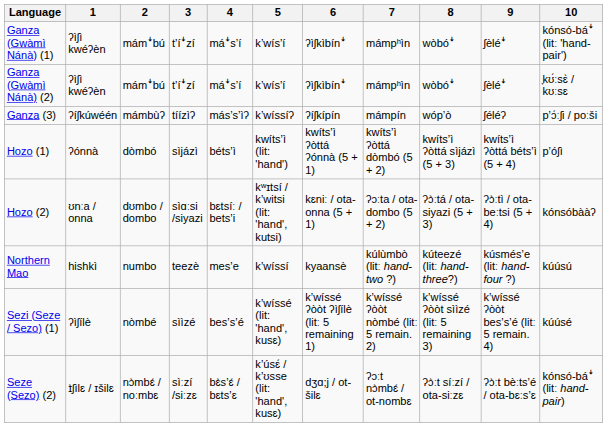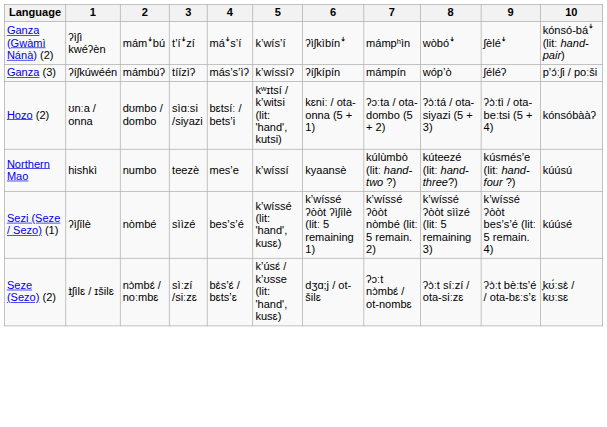- row: (30, 43)
(558, 85) ̞kʊ́ːsɛ̀ / kʊːsɛ -> (568, 43) kónsó-báꜜ (litː hand-pair)
- row: (28, 151)
(568, 389) kónsó-báꜜ (litː hand-pair) -> (558, 292) ̞kʊ́ːsɛ̀ / kʊːsɛ
